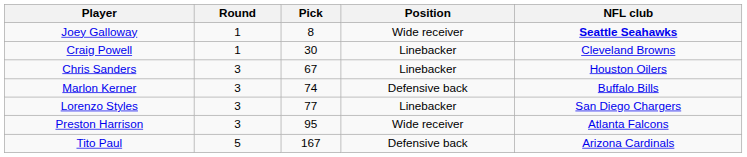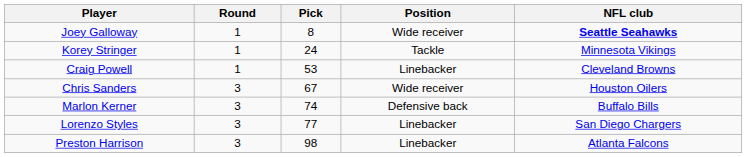+ row: (99, 50)
(311, 50) 30 -> (311, 69) 53
(428, 69) Linebacker -> (428, 87) Wide receiver
(311, 124) 95 -> (311, 143) 98
(428, 124) Wide receiver -> (428, 143) Linebacker
- row: (99, 143)
